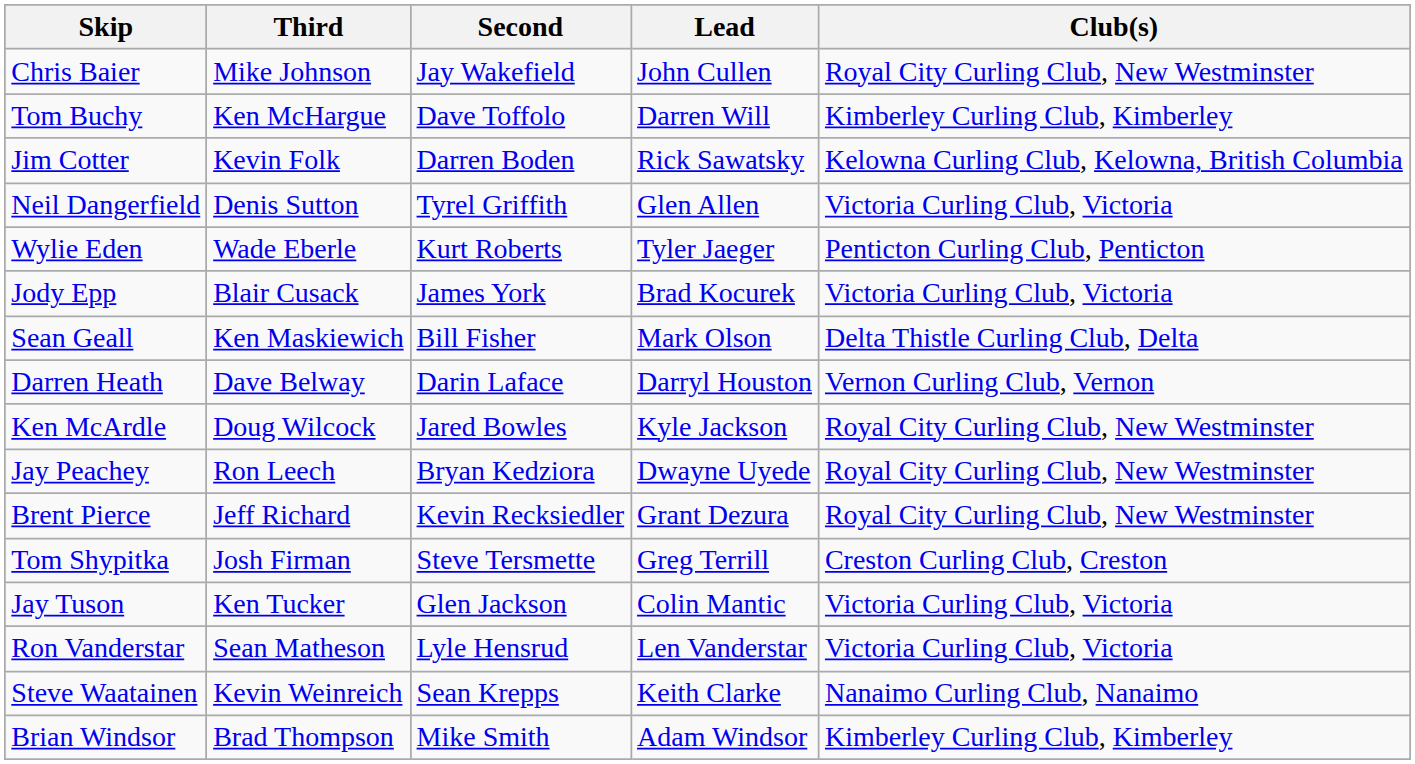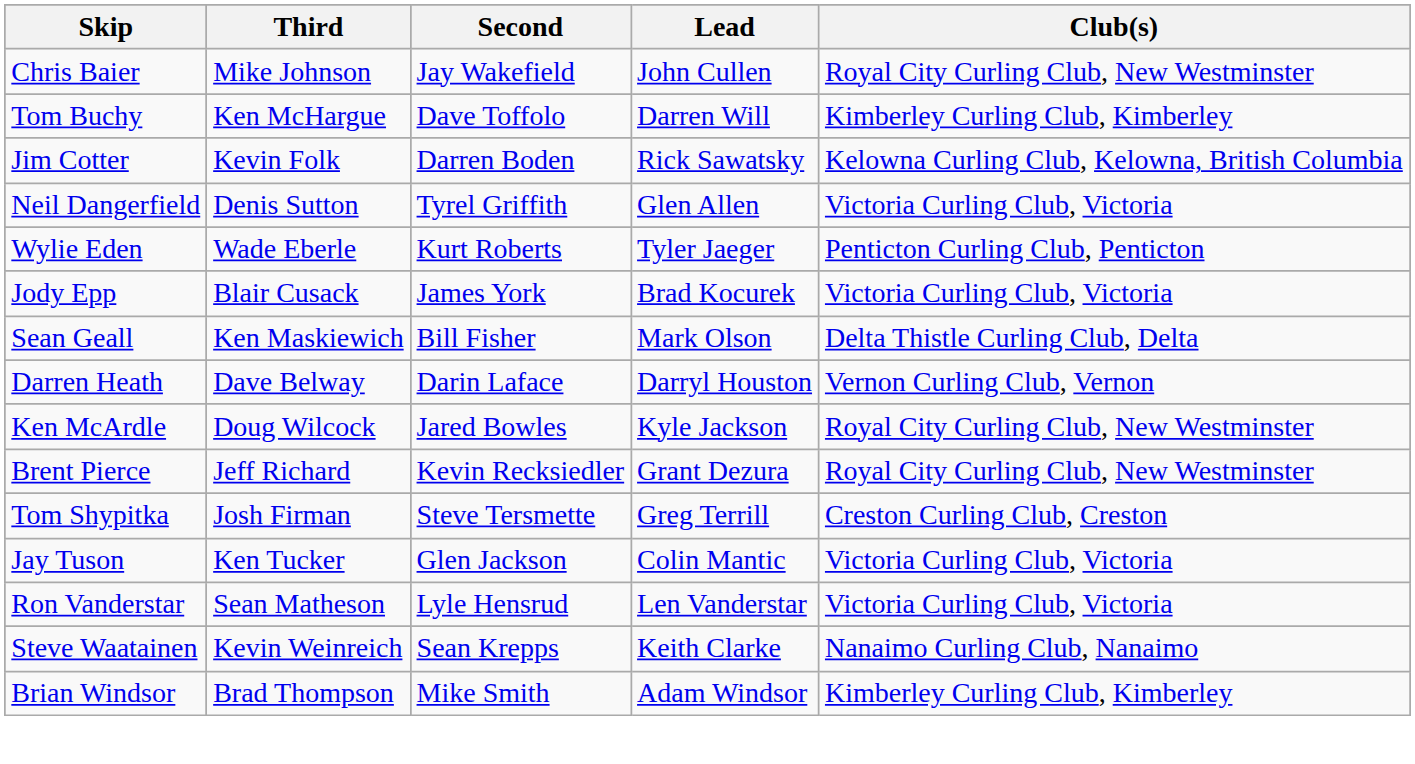- row: (80, 470)
